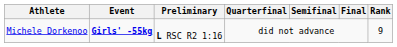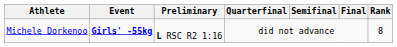(380, 30) 9 -> (380, 30) 8
